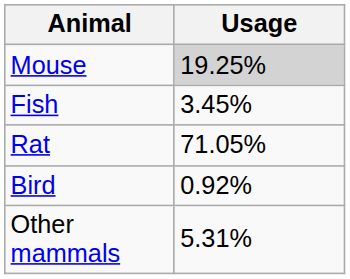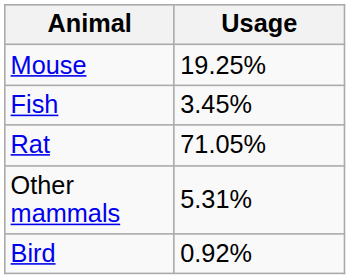(223, 64) lightgrey background -> (223, 64) no background
rows swapped: (33, 184) <-> (65, 239)
